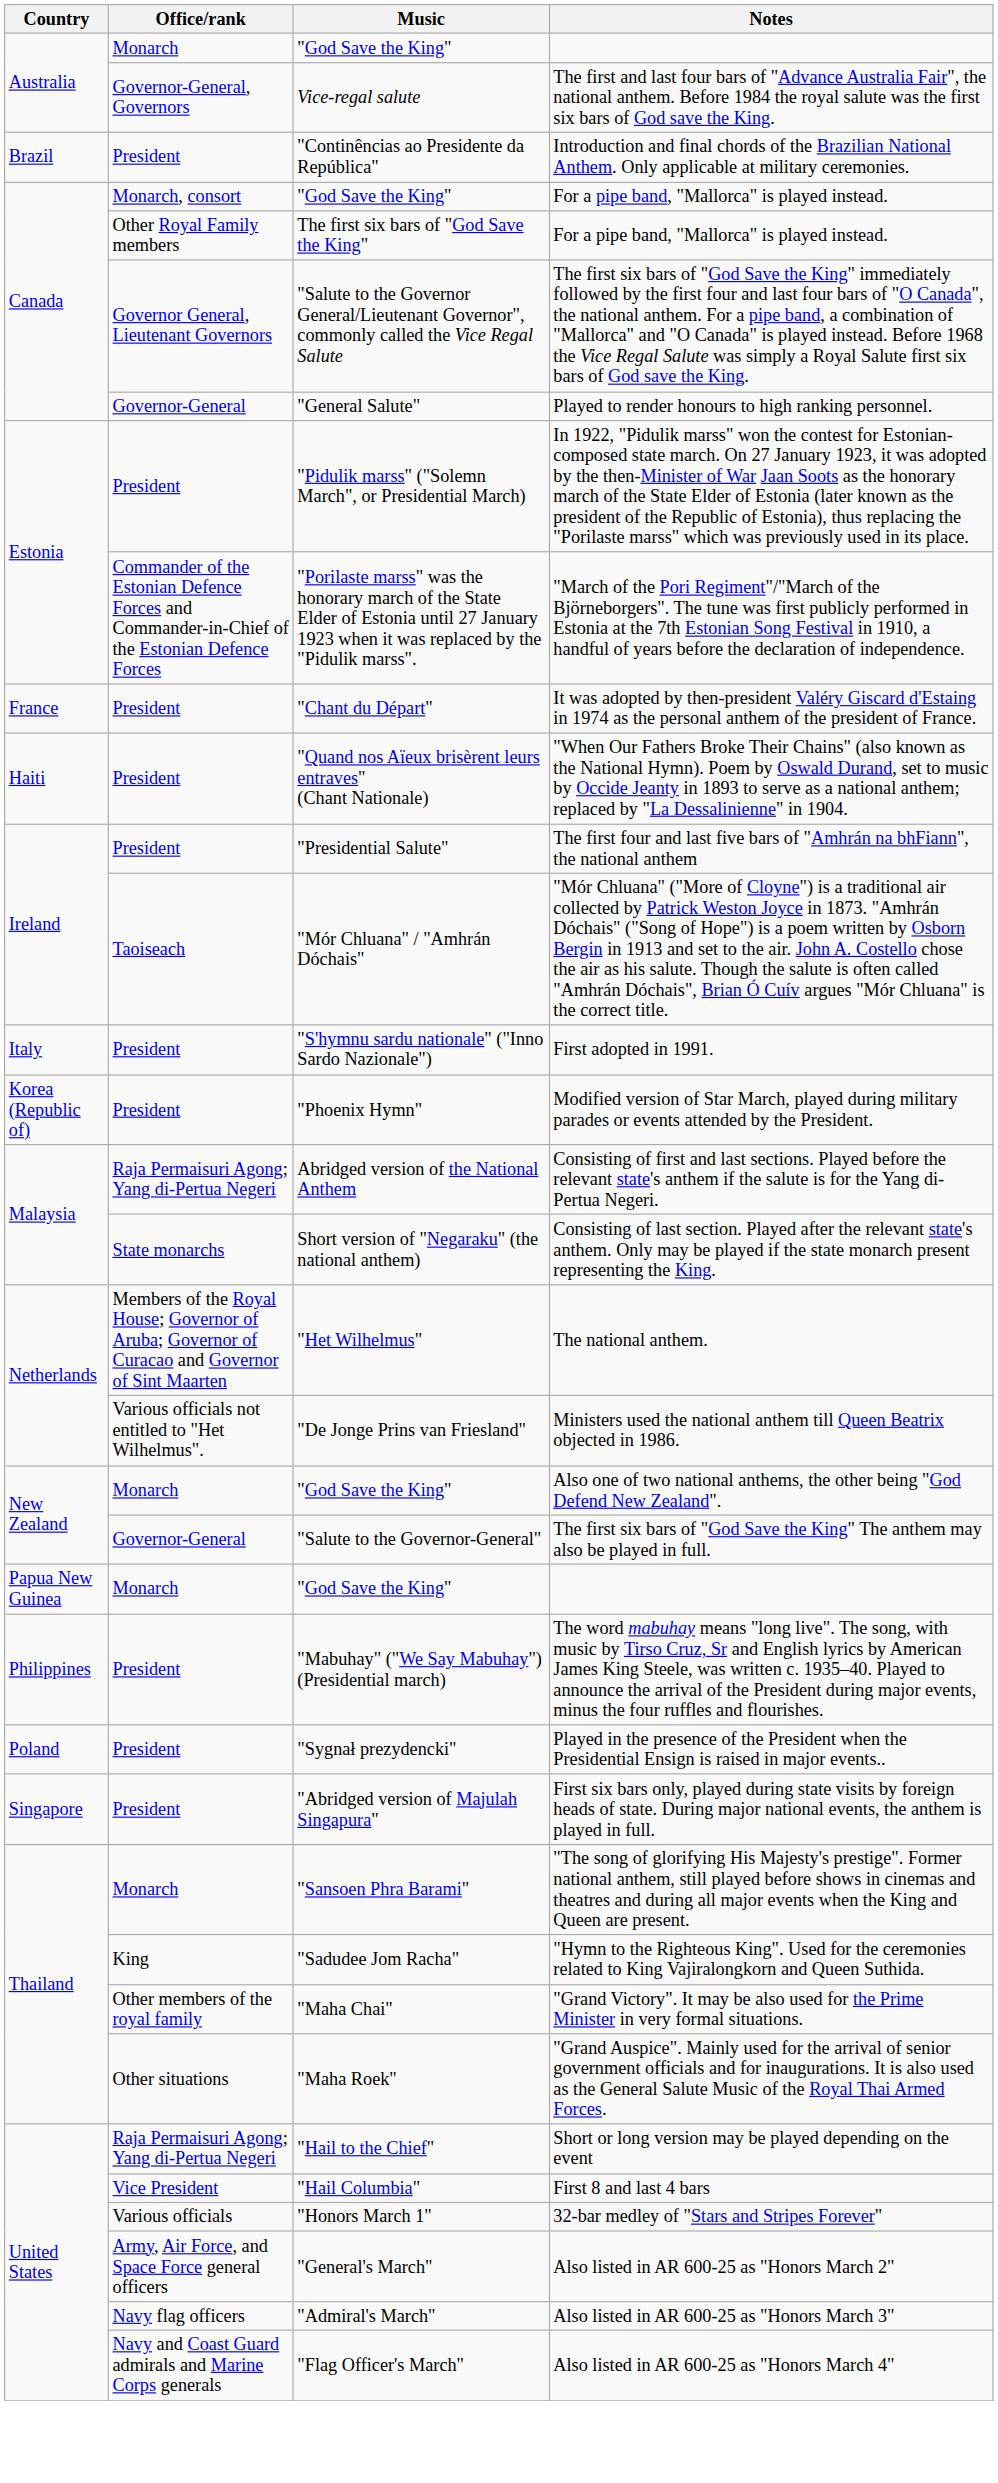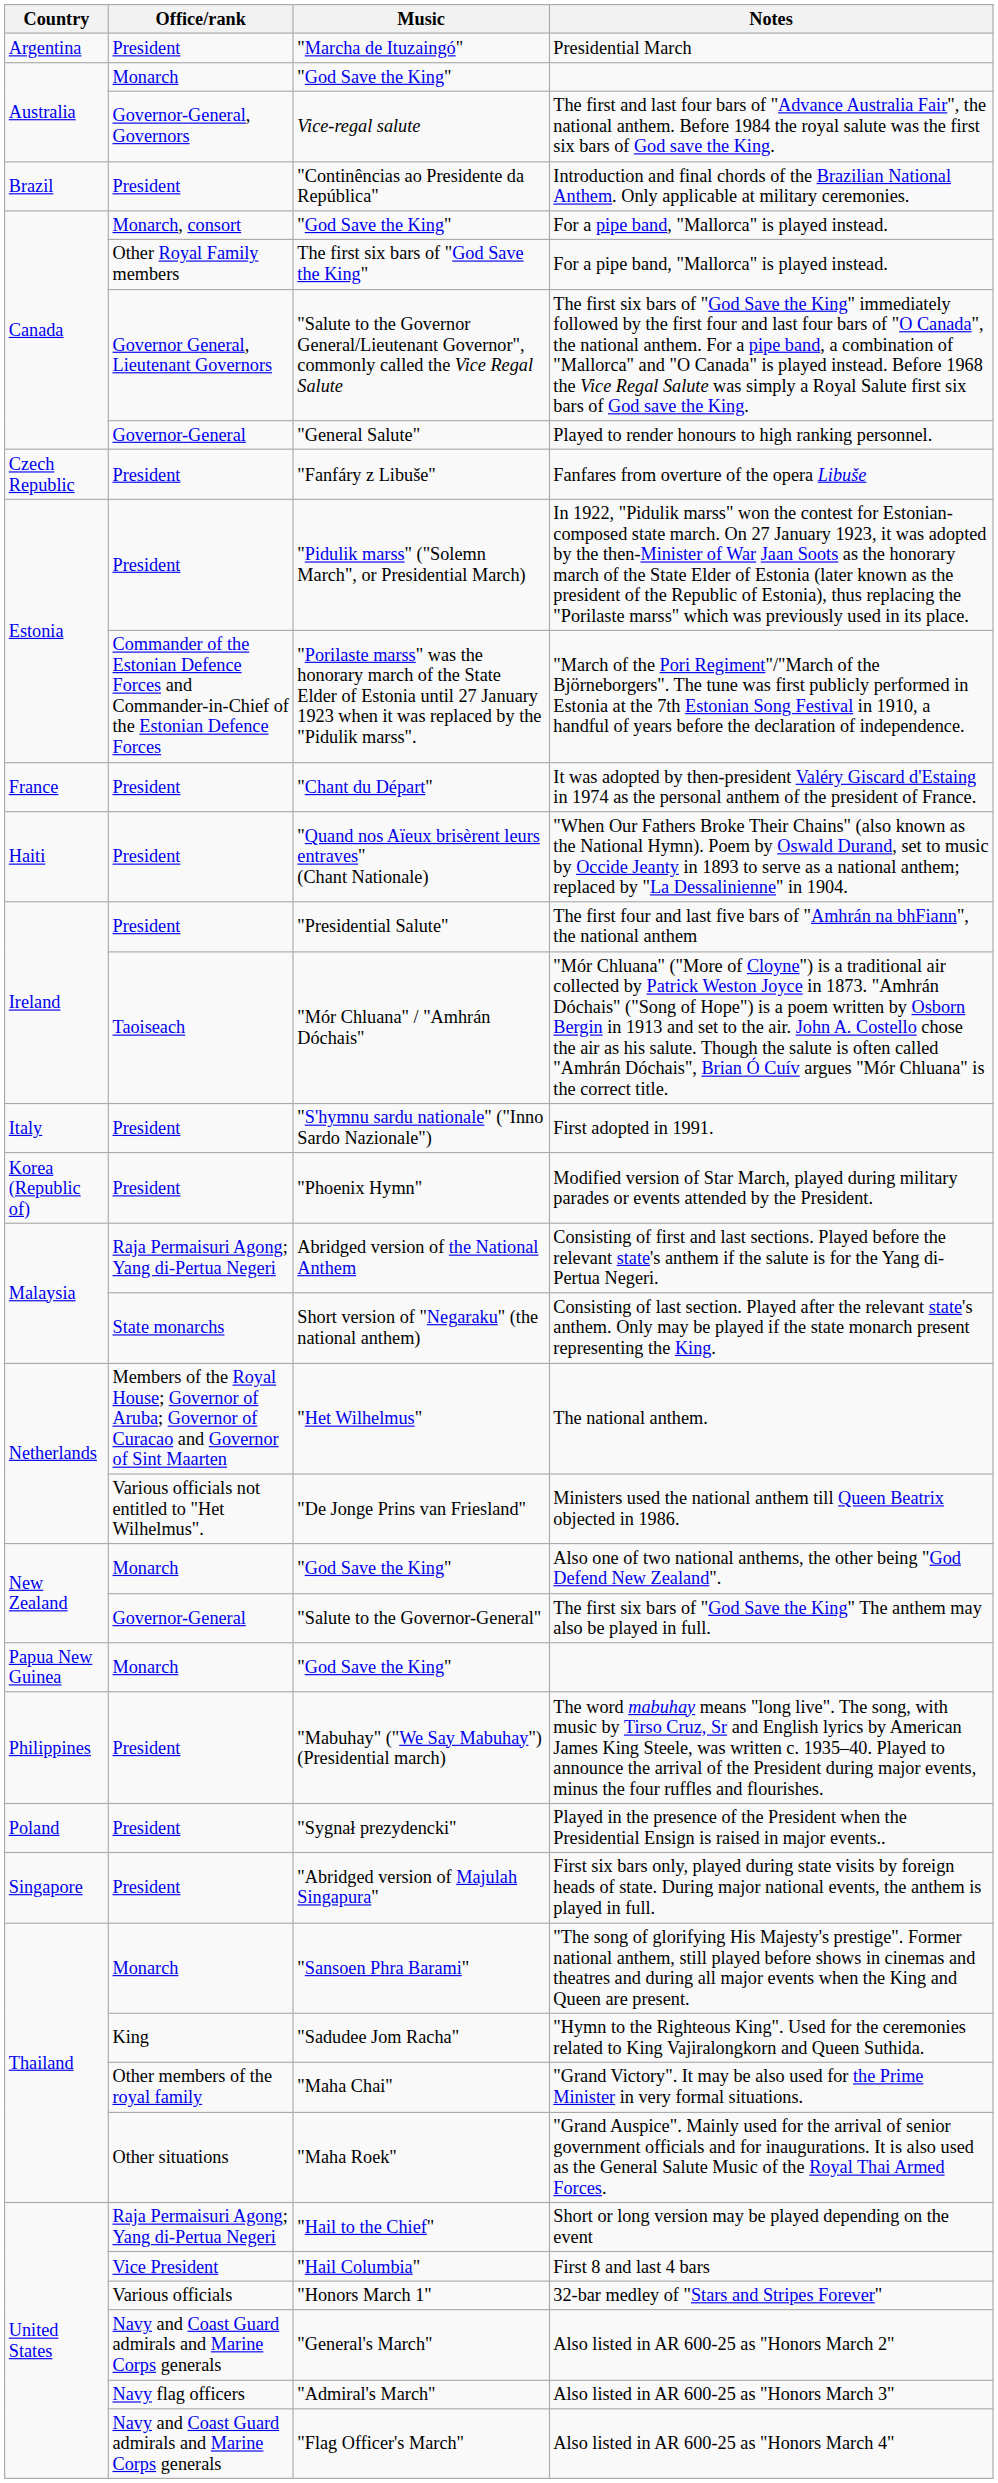+ row: (380, 47)
+ row: (367, 474)
(190, 2266) Army, Air Force, and Space Force general officers -> (196, 2344) Navy and Coast Guard admirals and Marine Corps generals
